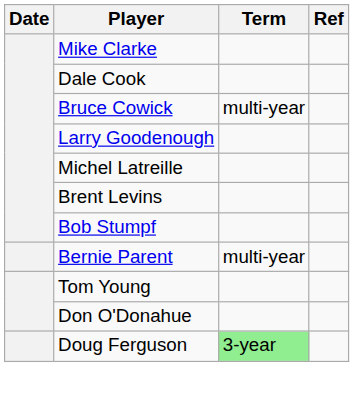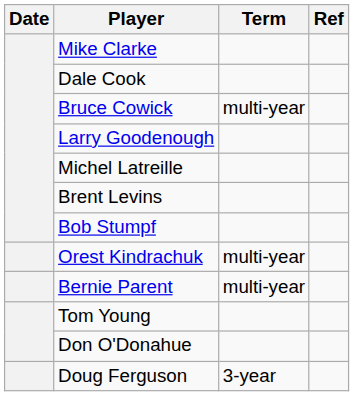+ row: (130, 256)
(249, 345) lightgreen background -> (249, 375) no background
